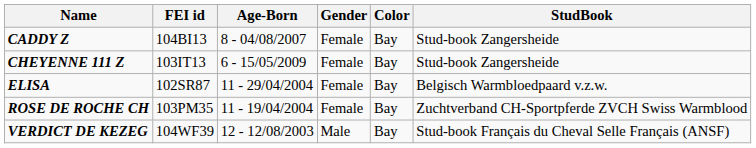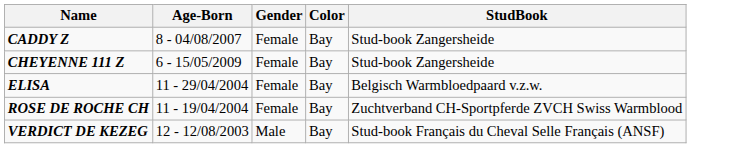- column: (185, 16)
